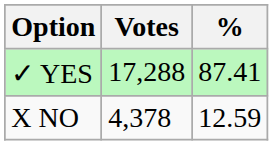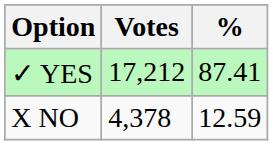(147, 71) 17,288 -> (147, 71) 17,212
